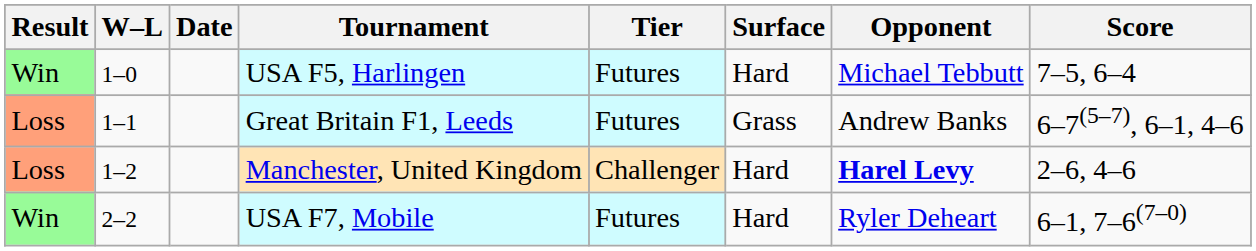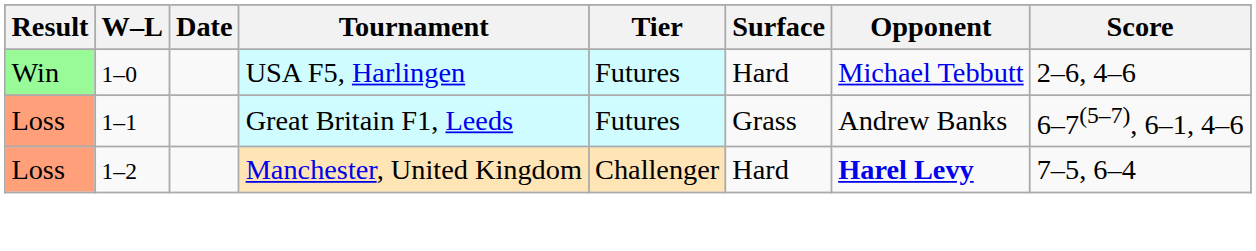(1086, 71) 7–5, 6–4 -> (1086, 71) 2–6, 4–6
(1086, 169) 2–6, 4–6 -> (1086, 169) 7–5, 6–4
- row: (340, 218)
